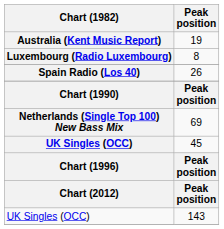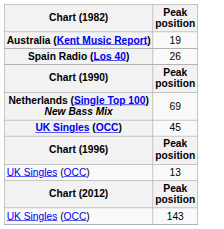- row: (196, 56)
+ row: (175, 172)
